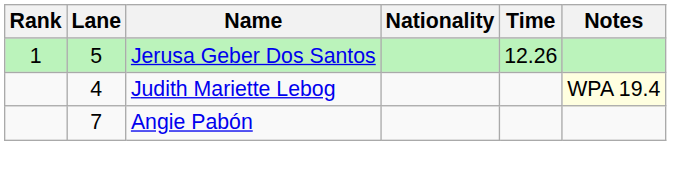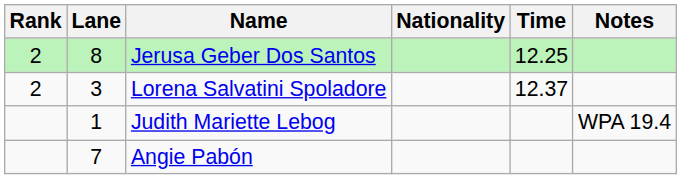(36, 55) 1 -> (36, 55) 2
(96, 55) 5 -> (96, 55) 8
(531, 55) 12.26 -> (541, 55) 12.25
+ row: (259, 88)
(96, 88) 4 -> (96, 122) 1
(614, 88) lightyellow background -> (624, 122) no background
